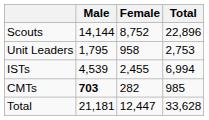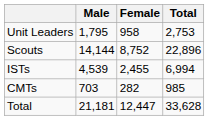rows swapped: (25, 32) <-> (40, 50)
(88, 87) bold -> (88, 87) normal
